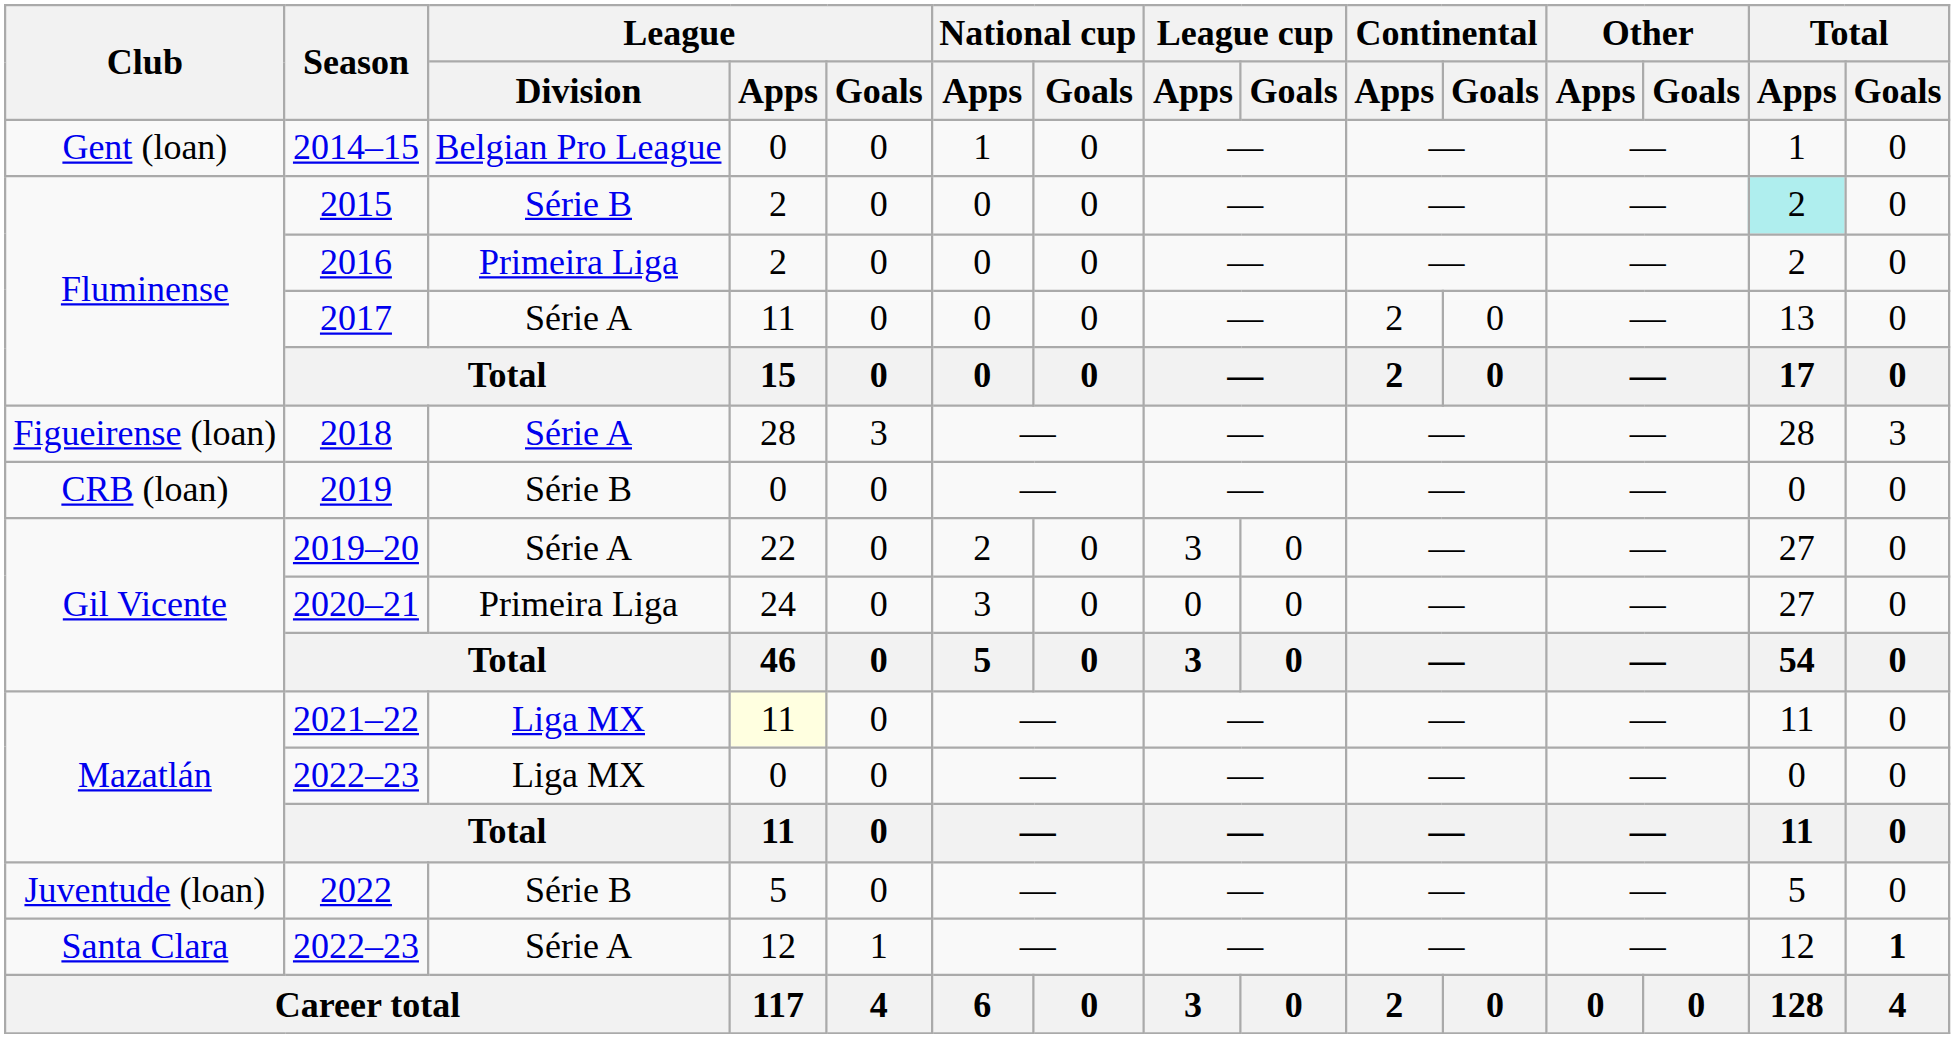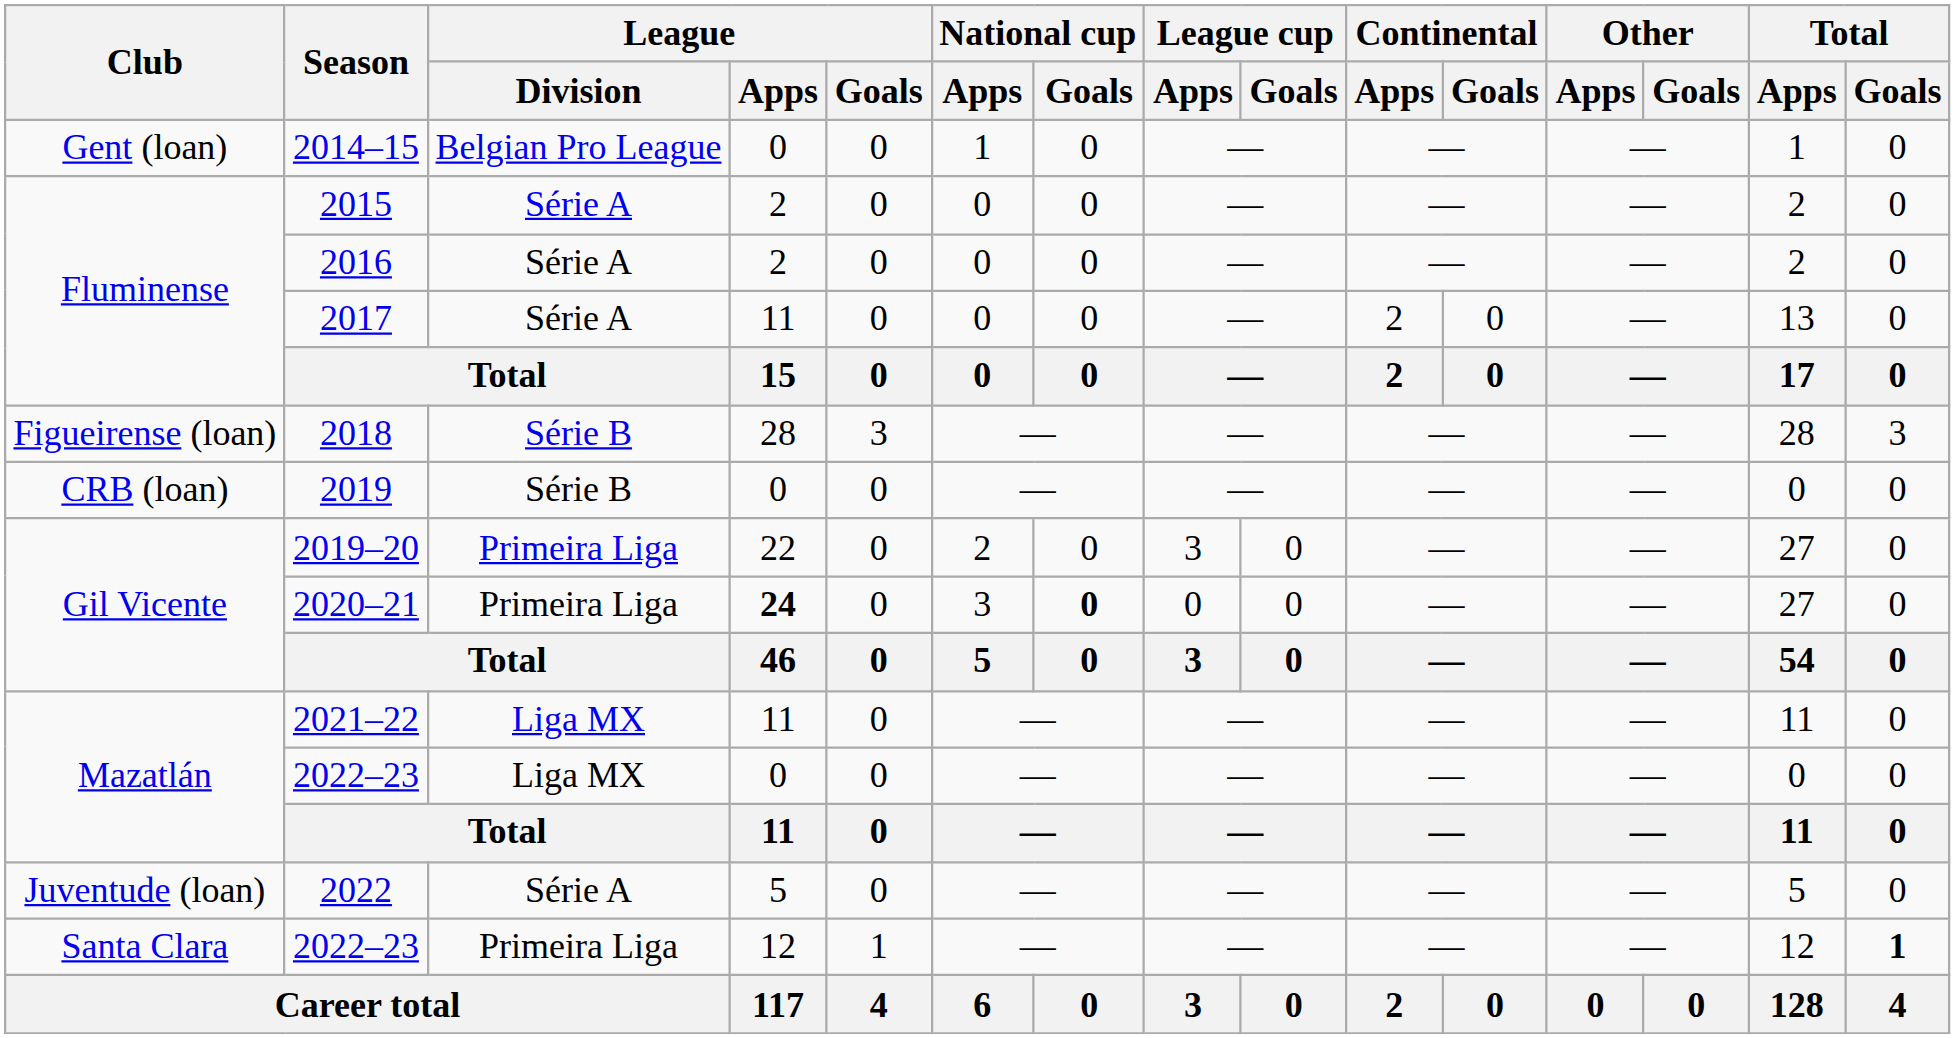(579, 204) Série B -> (579, 204) Série A
(1797, 204) paleturquoise background -> (1797, 204) no background
(579, 261) Primeira Liga -> (579, 261) Série A
(579, 432) Série A -> (579, 432) Série B
(579, 546) Série A -> (579, 546) Primeira Liga
(778, 603) normal -> (778, 603) bold
(1089, 603) normal -> (1089, 603) bold
(778, 718) lightyellow background -> (778, 718) no background
(579, 889) Série B -> (579, 889) Série A
(579, 946) Série A -> (579, 946) Primeira Liga
